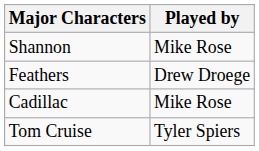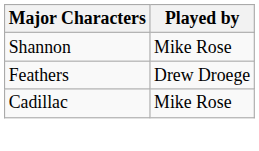- row: (50, 131)
